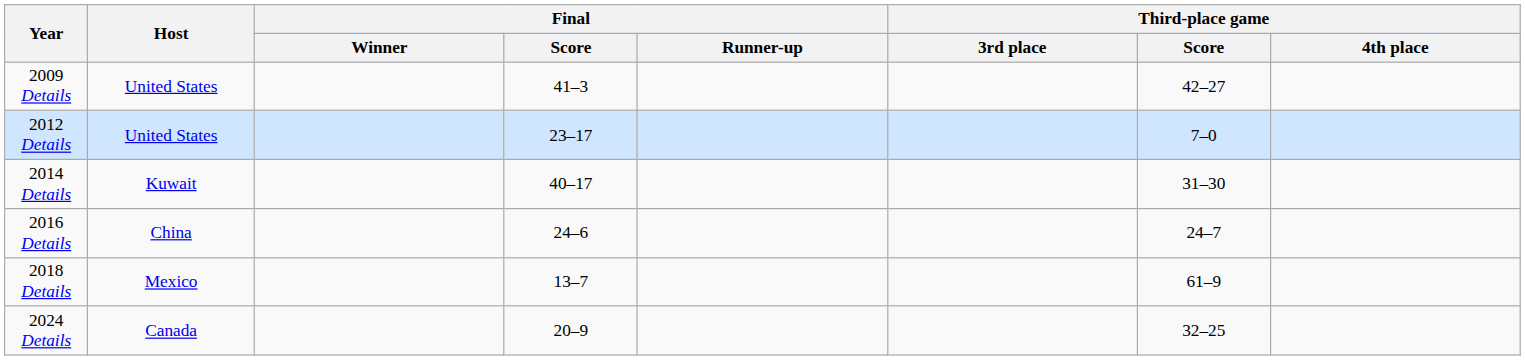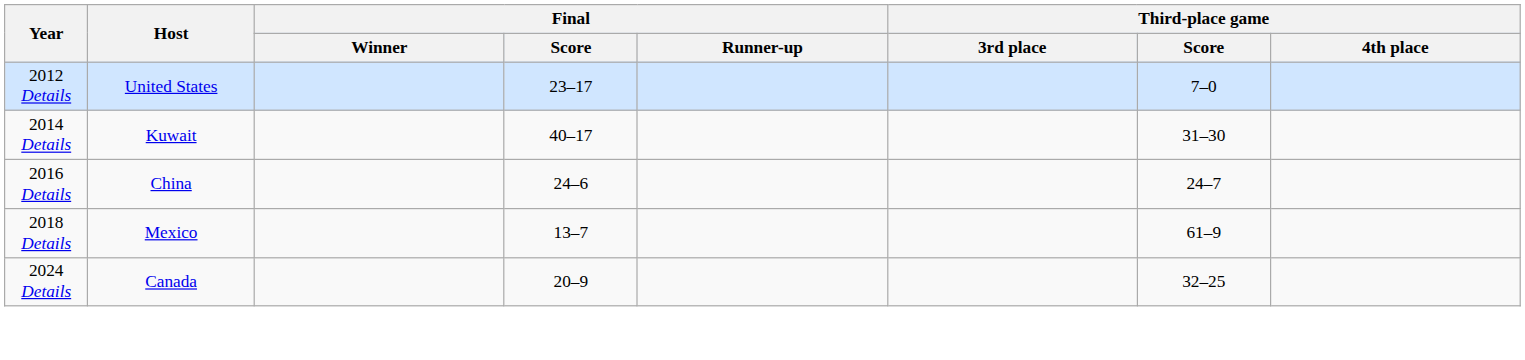- row: (46, 86)
